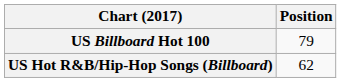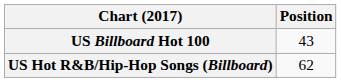(306, 41) 79 -> (306, 41) 43
